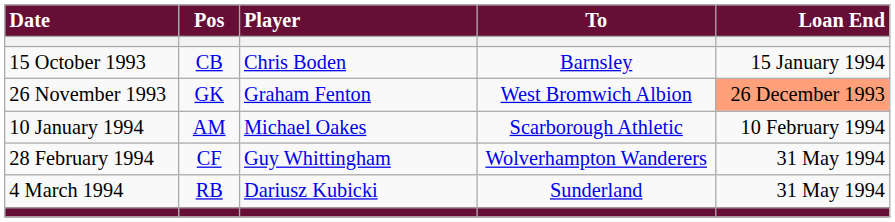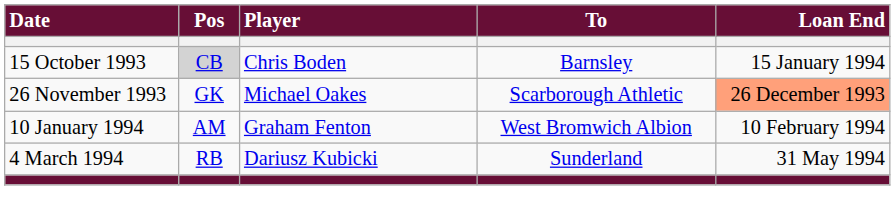(209, 62) no background -> (209, 62) lightgrey background
(307, 94) Graham Fenton -> (305, 94) Michael Oakes
(596, 94) West Bromwich Albion -> (596, 94) Scarborough Athletic
(305, 126) Michael Oakes -> (307, 126) Graham Fenton
(596, 126) Scarborough Athletic -> (596, 126) West Bromwich Albion
- row: (82, 158)
